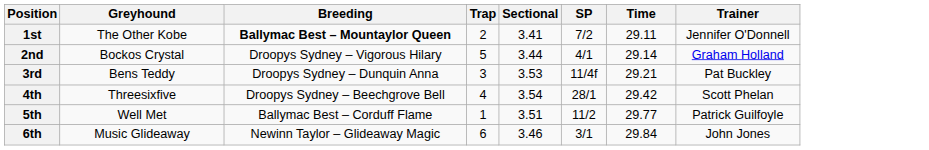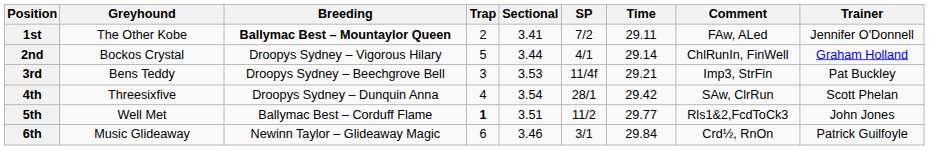+ column: (738, 14)
(345, 74) Droopys Sydney – Dunquin Anna -> (345, 74) Droopys Sydney – Beechgrove Bell
(345, 94) Droopys Sydney – Beechgrove Bell -> (345, 94) Droopys Sydney – Dunquin Anna
(483, 114) normal -> (483, 114) bold
(738, 114) Patrick Guilfoyle -> (862, 114) John Jones
(738, 134) John Jones -> (862, 134) Patrick Guilfoyle
